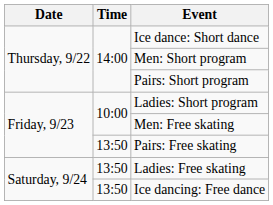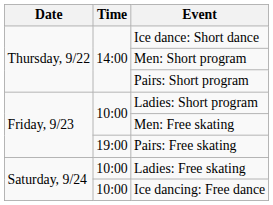(112, 146) 13:50 -> (112, 146) 19:00
(112, 168) 13:50 -> (112, 168) 10:00
(112, 189) 13:50 -> (112, 189) 10:00
